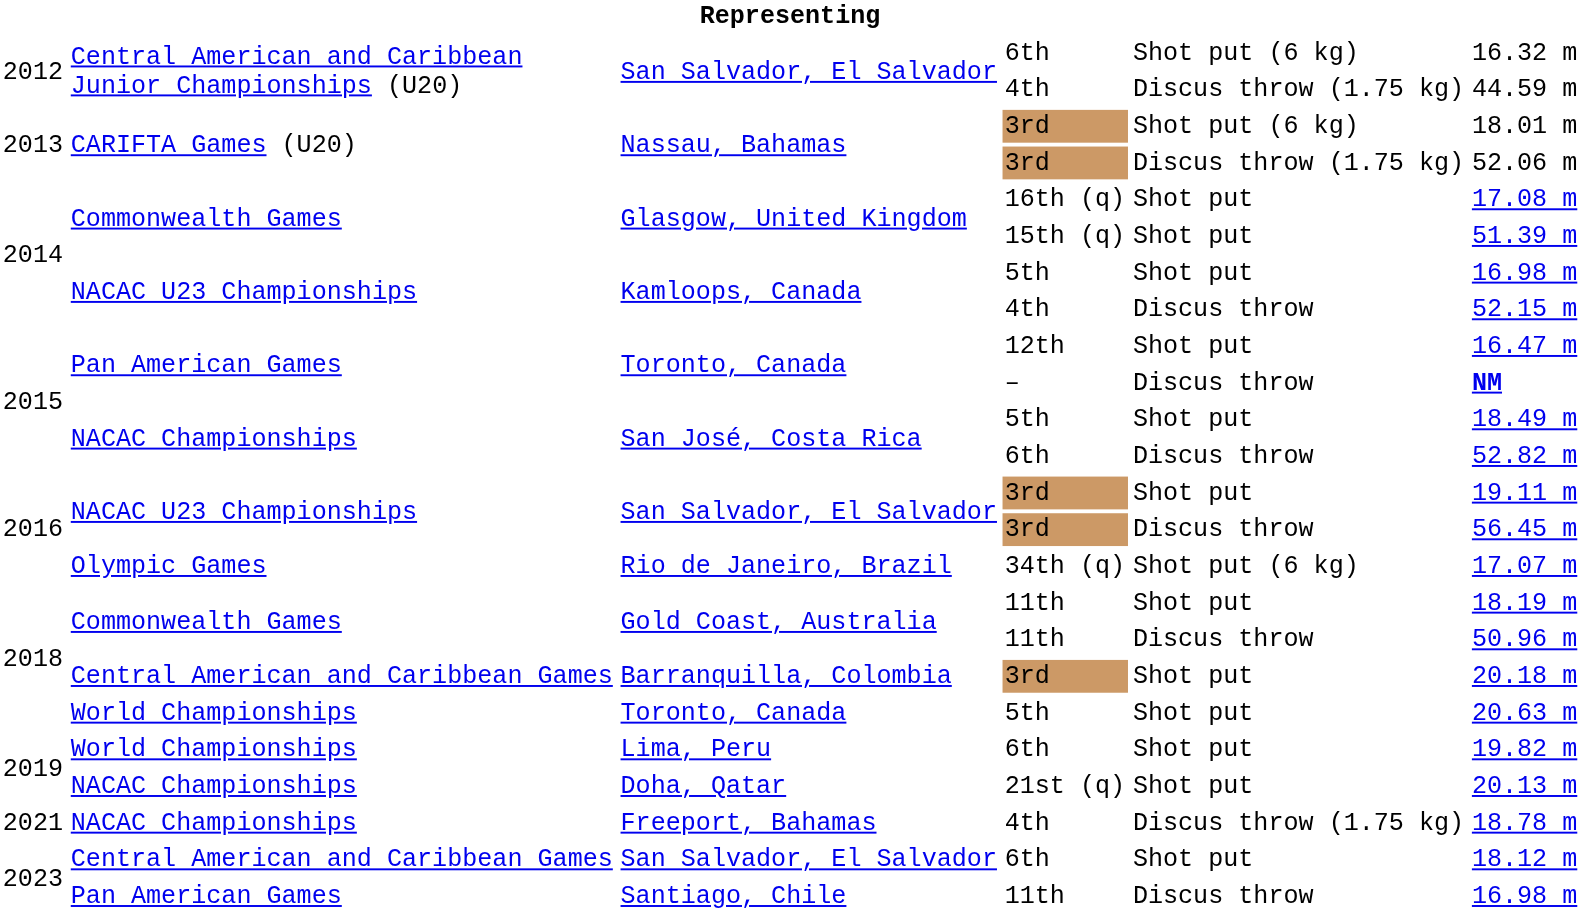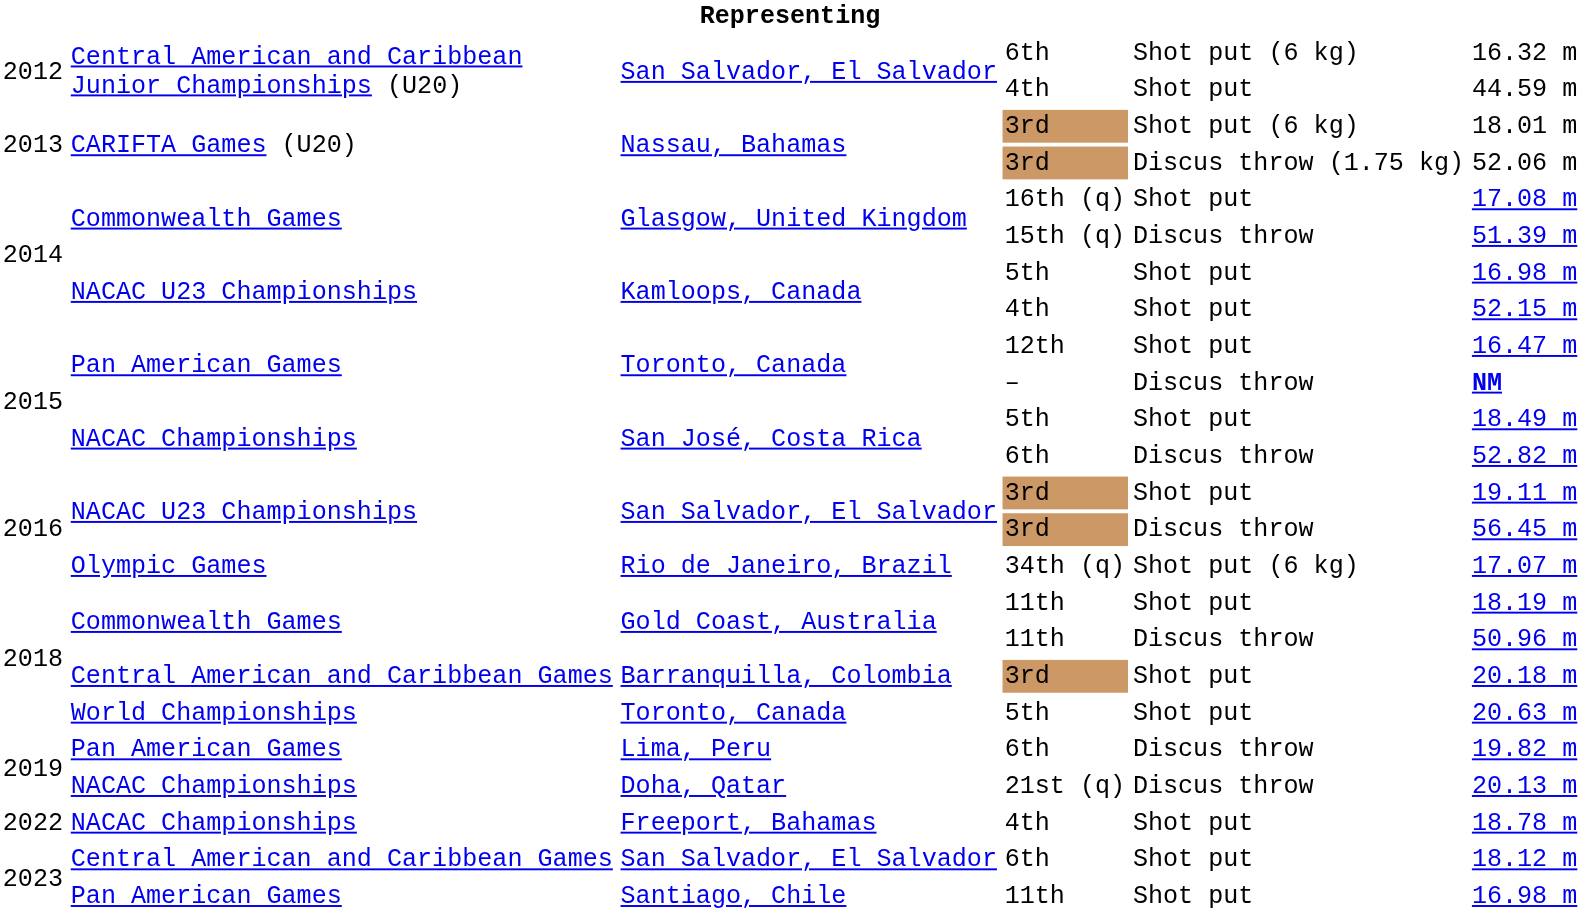(1299, 90) Discus throw (1.75 kg) -> (1193, 90) Shot put
(1193, 236) Shot put -> (1223, 236) Discus throw
(1223, 310) Discus throw -> (1193, 310) Shot put
(214, 750) World Championships -> (206, 750) Pan American Games
(1193, 750) Shot put -> (1223, 750) Discus throw
(1193, 786) Shot put -> (1223, 786) Discus throw
(33, 823) 2021 -> (33, 823) 2022
(1299, 823) Discus throw (1.75 kg) -> (1193, 823) Shot put
(1223, 896) Discus throw -> (1193, 896) Shot put
